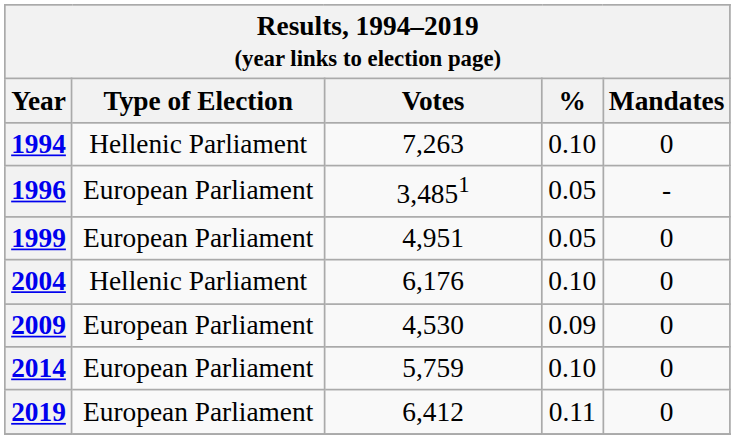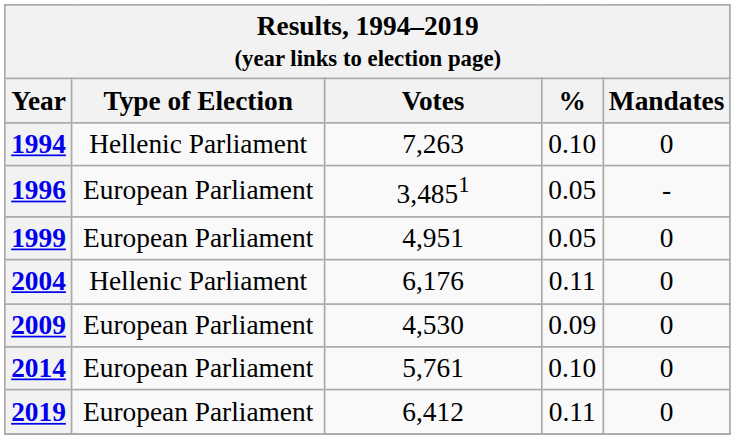(572, 281) 0.10 -> (572, 281) 0.11
(433, 368) 5,759 -> (433, 368) 5,761
